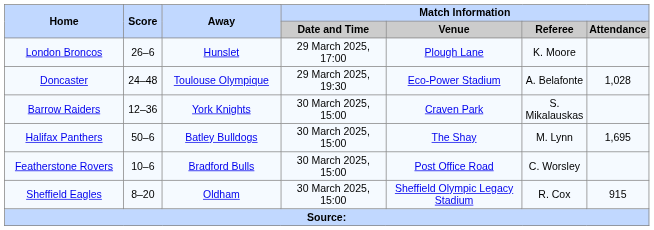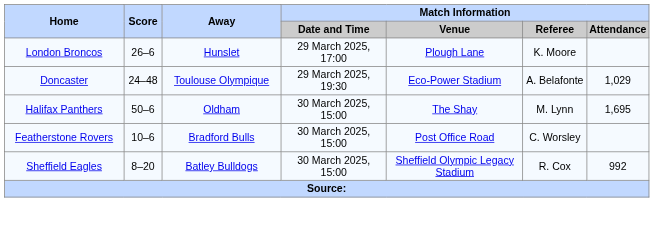(618, 81) 1,028 -> (618, 81) 1,029
- row: (64, 109)
(221, 138) Batley Bulldogs -> (222, 109) Oldham
(221, 195) Oldham -> (222, 166) Batley Bulldogs
(618, 195) 915 -> (618, 166) 992
